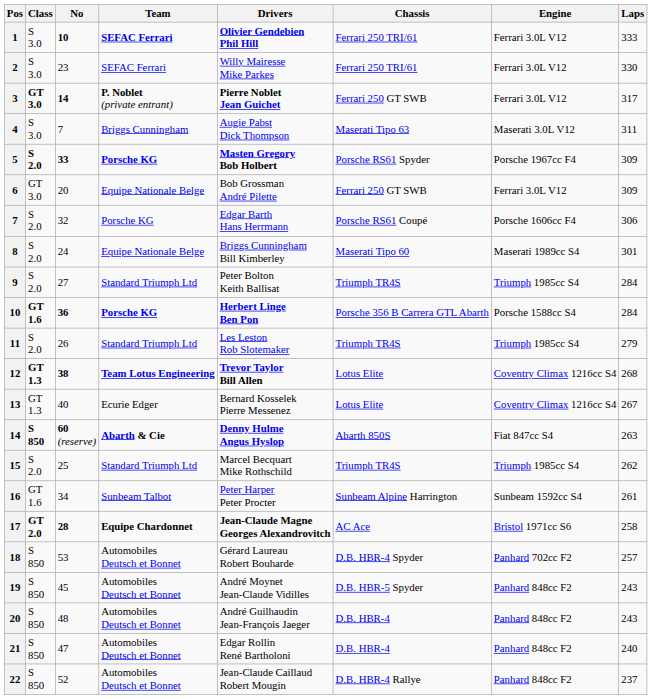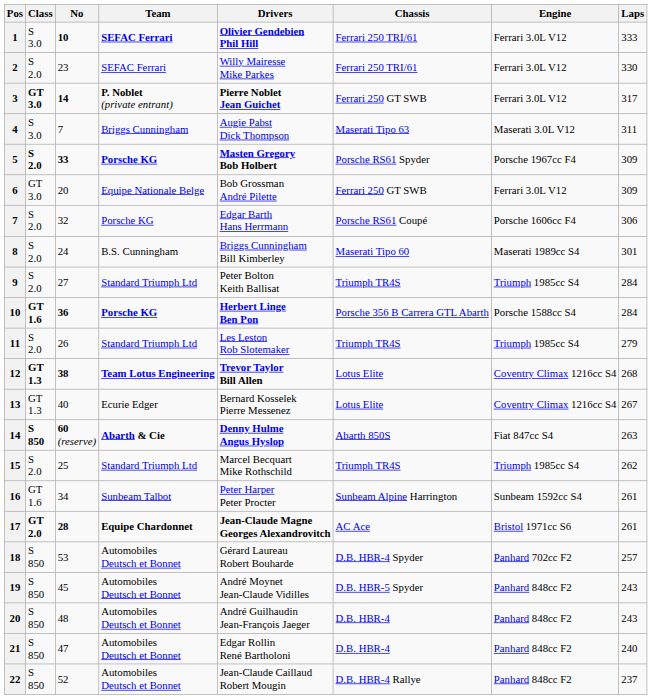(35, 68) S 3.0 -> (35, 68) S 2.0
(153, 251) Equipe Nationale Belge -> (140, 251) B.S. Cunningham
(629, 526) 258 -> (629, 526) 261
